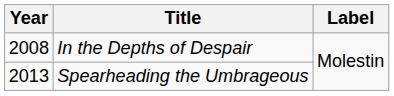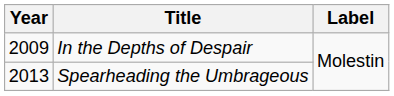(29, 47) 2008 -> (29, 47) 2009
